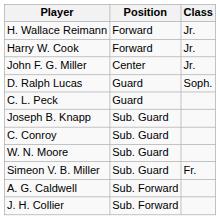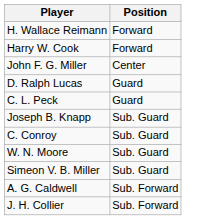- column: (198, 13)
